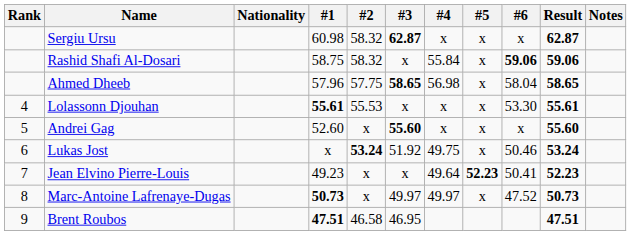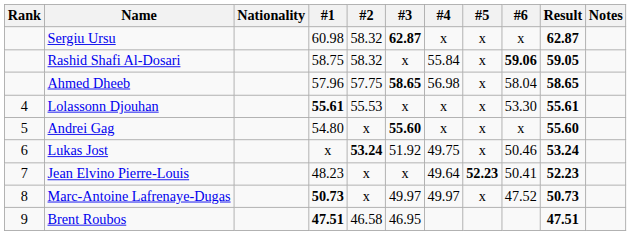(563, 60) 59.06 -> (563, 60) 59.05
(328, 128) 52.60 -> (328, 128) 54.80
(328, 173) 49.23 -> (328, 173) 48.23
